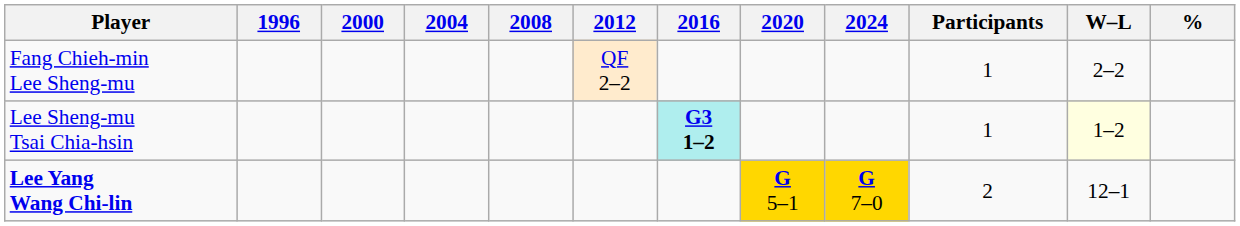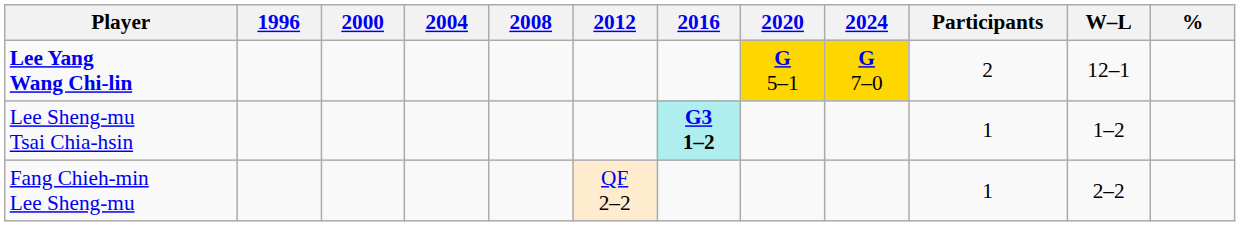rows swapped: (79, 70) <-> (71, 190)
(1109, 130) lightyellow background -> (1109, 130) no background
